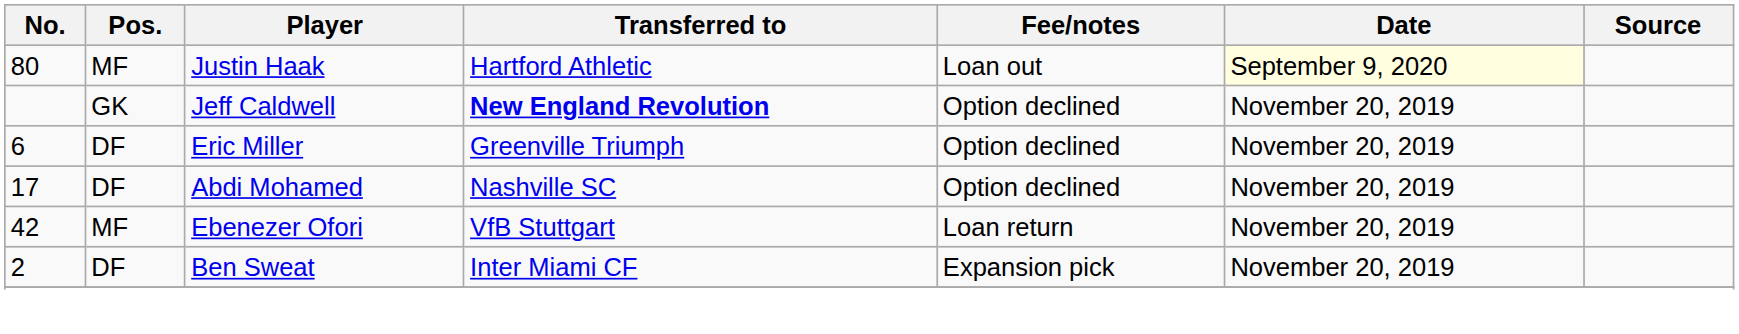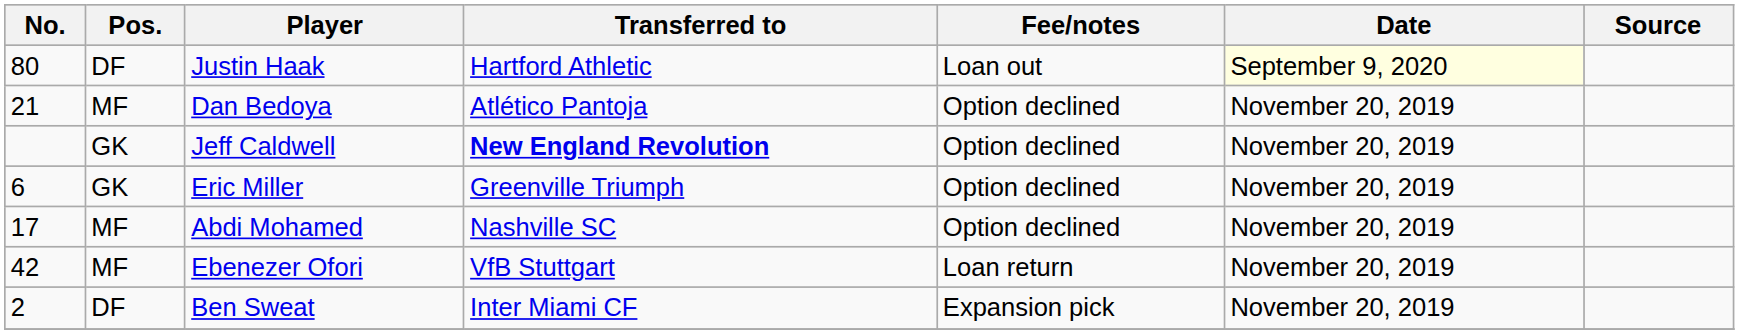(110, 66) MF -> (108, 66) DF
+ row: (261, 106)
(108, 147) DF -> (110, 187) GK
(108, 187) DF -> (110, 227) MF
